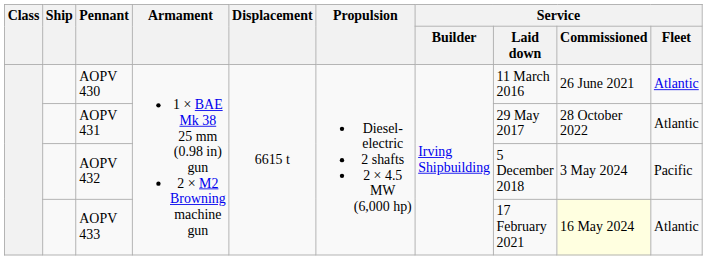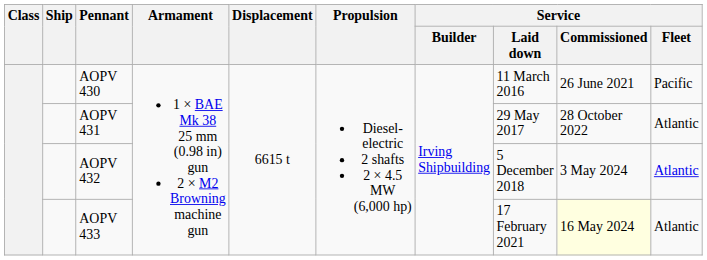(676, 84) Atlantic -> (673, 84) Pacific
(673, 171) Pacific -> (676, 171) Atlantic
